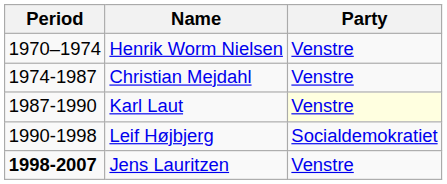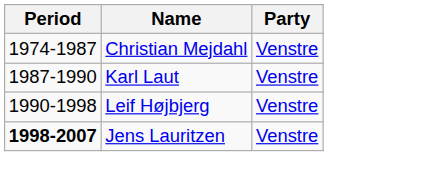- row: (196, 48)
(323, 106) lightyellow background -> (287, 77) no background
(364, 135) Socialdemokratiet -> (287, 106) Venstre
